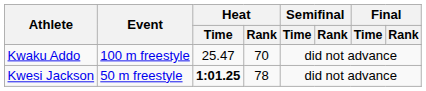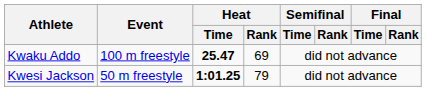(218, 55) normal -> (218, 55) bold
(262, 55) 70 -> (262, 55) 69
(262, 76) 78 -> (262, 76) 79
